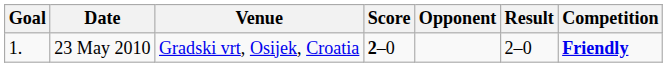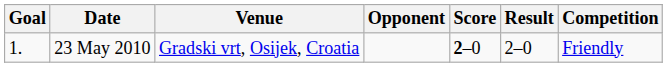columns swapped: (458, 18) <-> (389, 18)
(595, 47) bold -> (593, 47) normal
